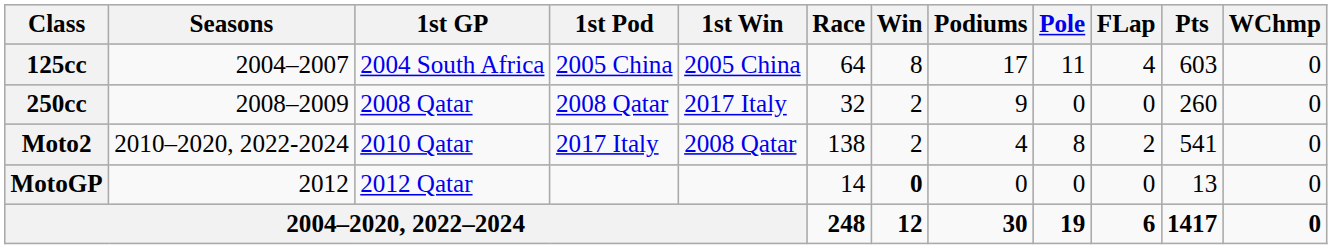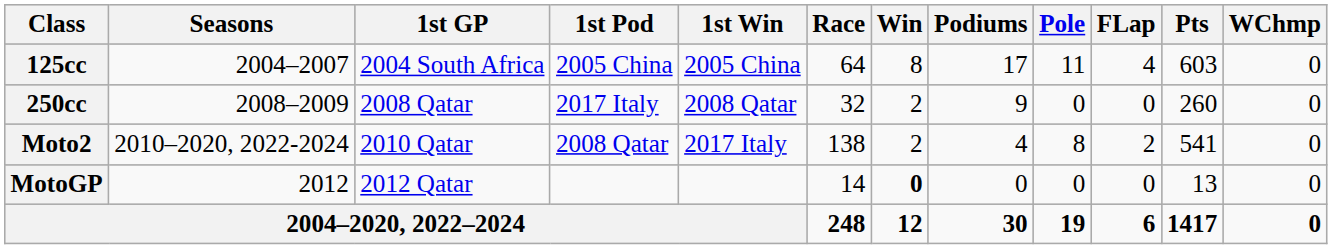(612, 104) 2008 Qatar -> (607, 104) 2017 Italy
(735, 104) 2017 Italy -> (740, 104) 2008 Qatar
(607, 143) 2017 Italy -> (612, 143) 2008 Qatar
(740, 143) 2008 Qatar -> (735, 143) 2017 Italy
